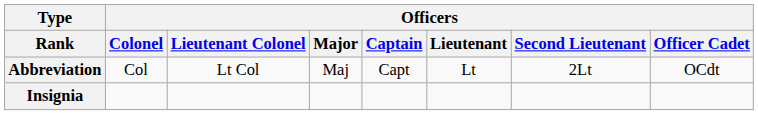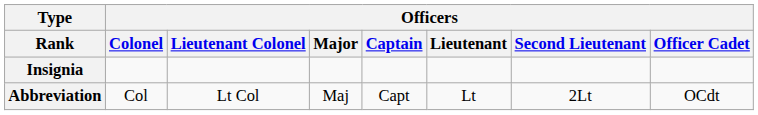rows swapped: (55, 69) <-> (55, 95)
